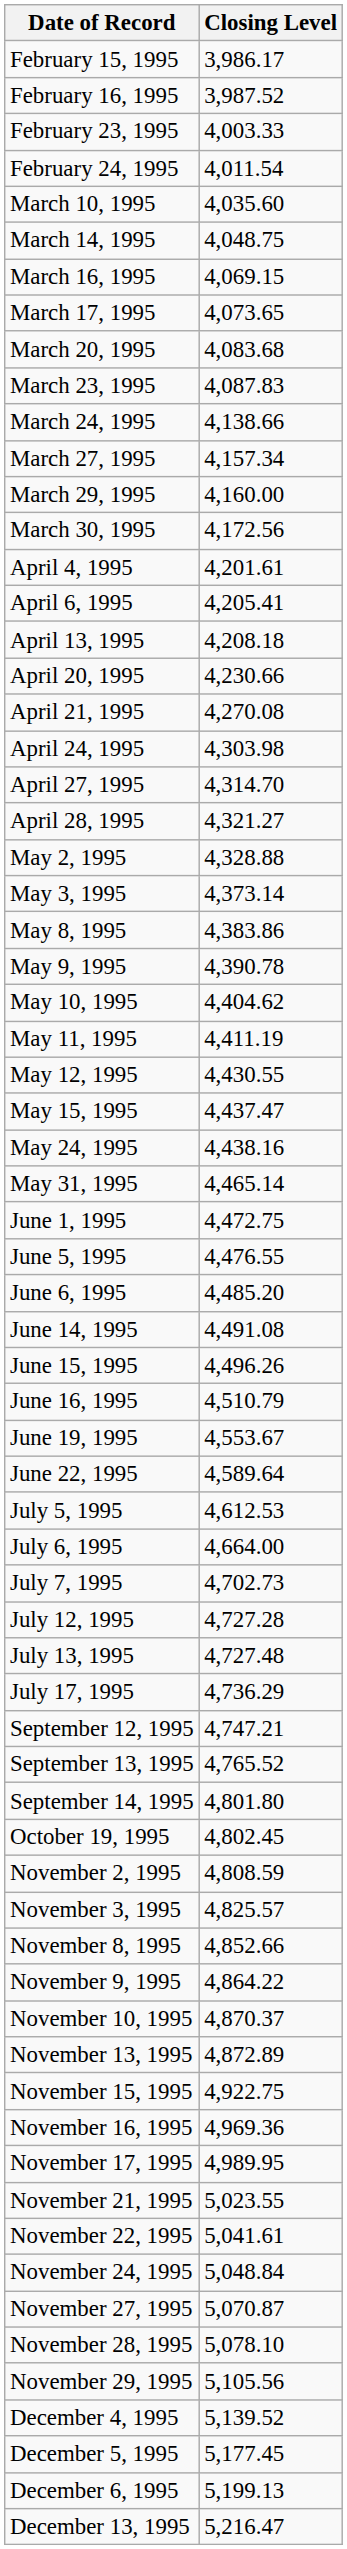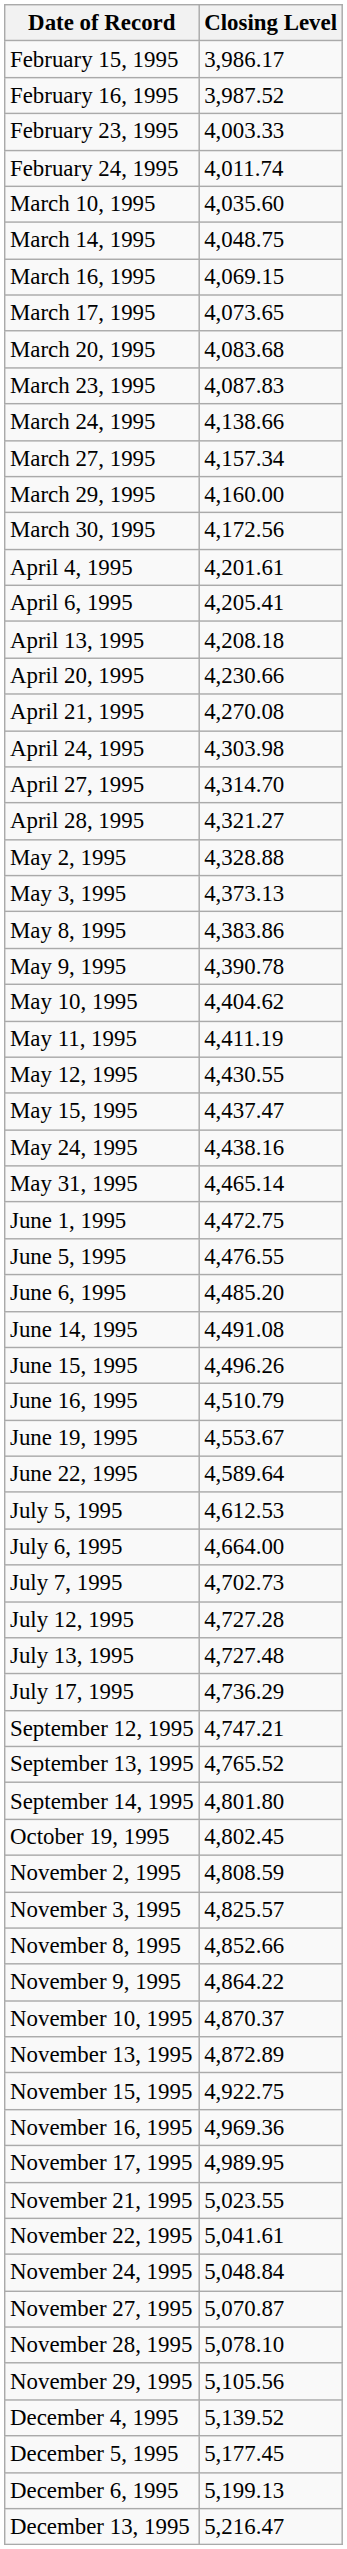(244, 167) 4,011.54 -> (244, 167) 4,011.74
(244, 893) 4,373.14 -> (244, 893) 4,373.13
